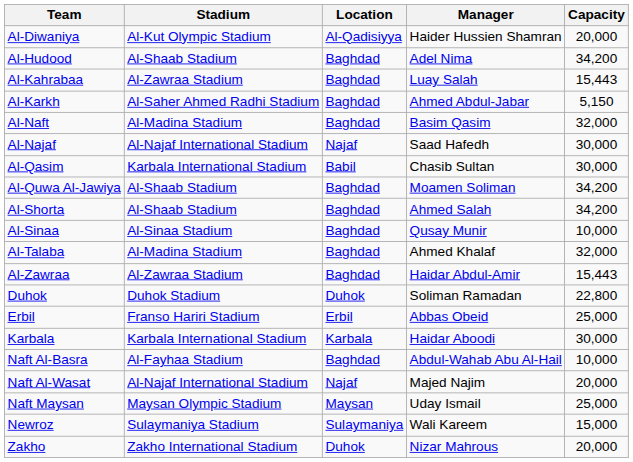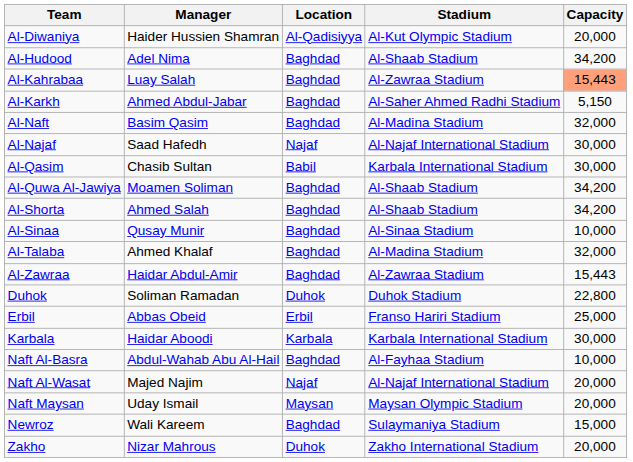columns swapped: (486, 15) <-> (223, 15)
(596, 79) no background -> (595, 79) lightsalmon background
(596, 403) 25,000 -> (595, 403) 20,000
(364, 425) Sulaymaniya -> (313, 425) Baghdad
